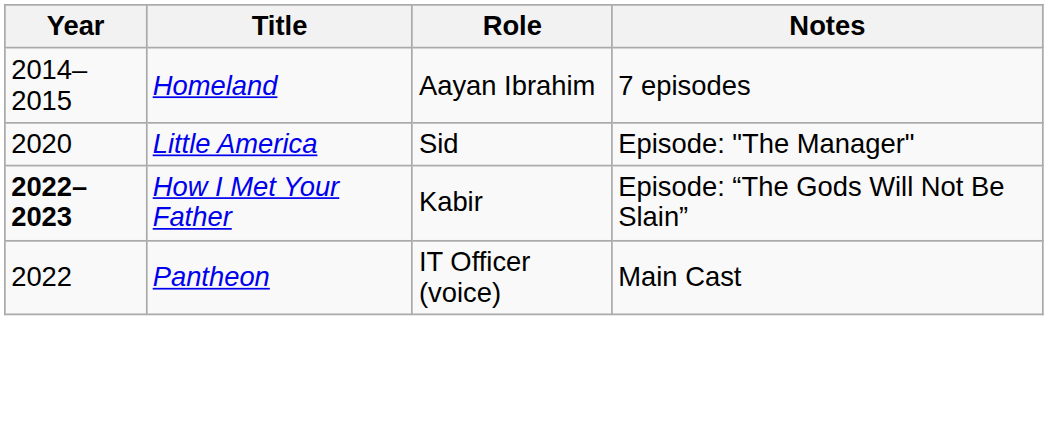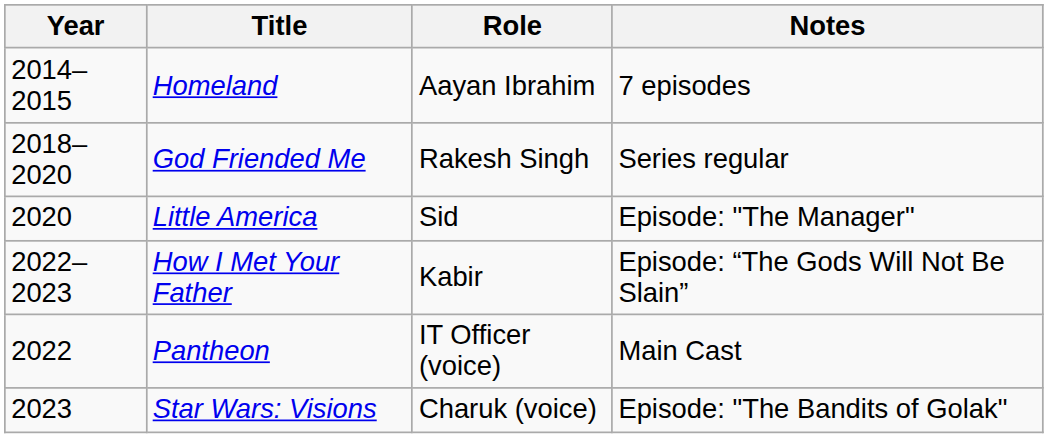+ row: (259, 159)
(49, 202) bold -> (49, 276) normal
+ row: (265, 409)
